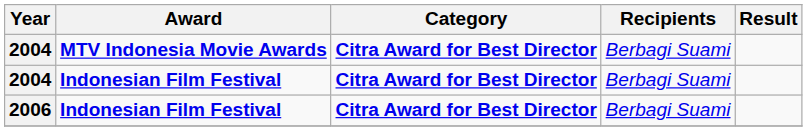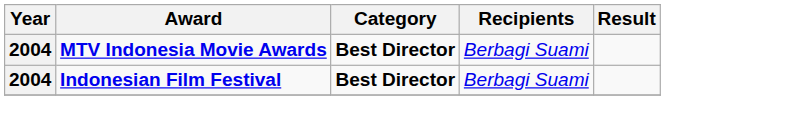(466, 49) Citra Award for Best Director -> (395, 49) Best Director
(466, 79) Citra Award for Best Director -> (395, 79) Best Director
- row: (30, 110)
